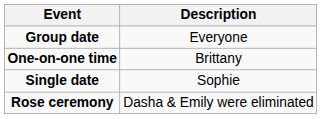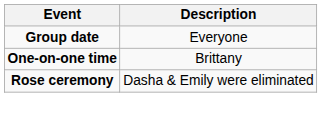- row: (62, 80)
